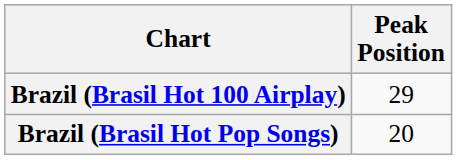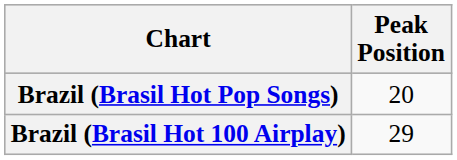rows swapped: (178, 93) <-> (178, 133)
